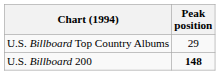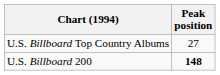(193, 43) 29 -> (193, 43) 27
